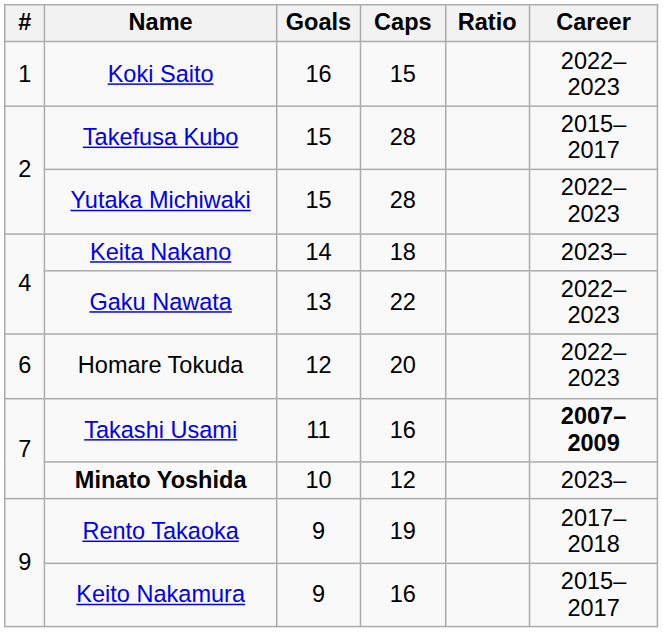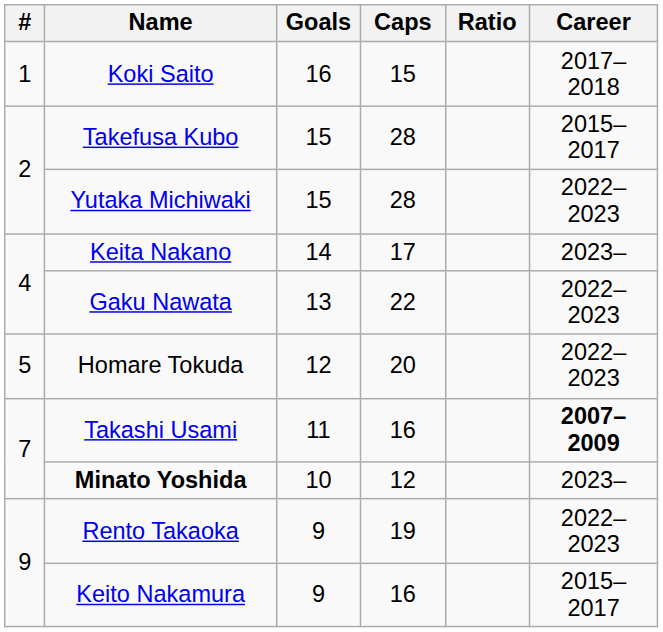(594, 73) 2022–2023 -> (594, 73) 2017–2018
(403, 251) 18 -> (403, 251) 17
(25, 366) 6 -> (25, 366) 5
(594, 530) 2017–2018 -> (594, 530) 2022–2023
